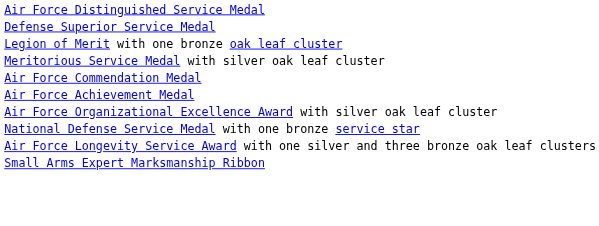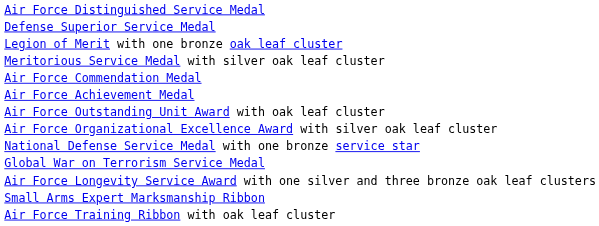+ row: (194, 112)
+ row: (135, 163)
+ row: (170, 215)
